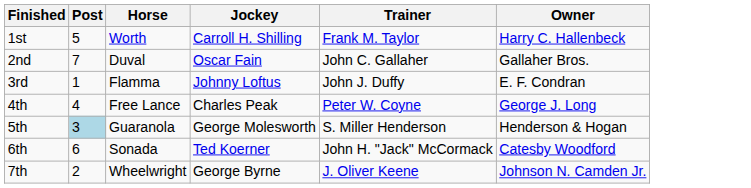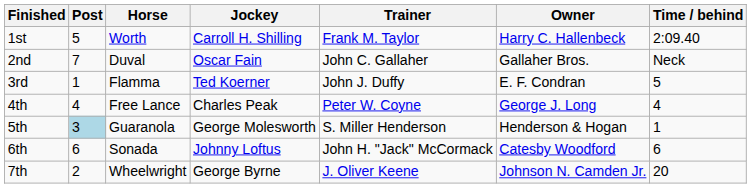+ column: (698, 15)
(237, 82) Johnny Loftus -> (231, 82) Ted Koerner
(231, 149) Ted Koerner -> (237, 149) Johnny Loftus
